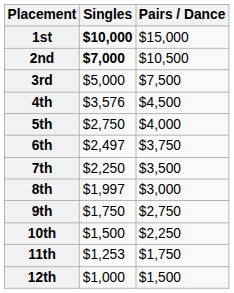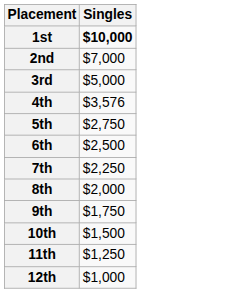- column: (182, 15)
(104, 59) bold -> (104, 59) normal
(104, 146) $2,497 -> (104, 146) $2,500
(104, 189) $1,997 -> (104, 189) $2,000
(104, 255) $1,253 -> (104, 255) $1,250
